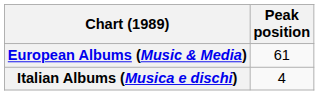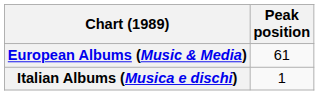(282, 78) 4 -> (282, 78) 1
